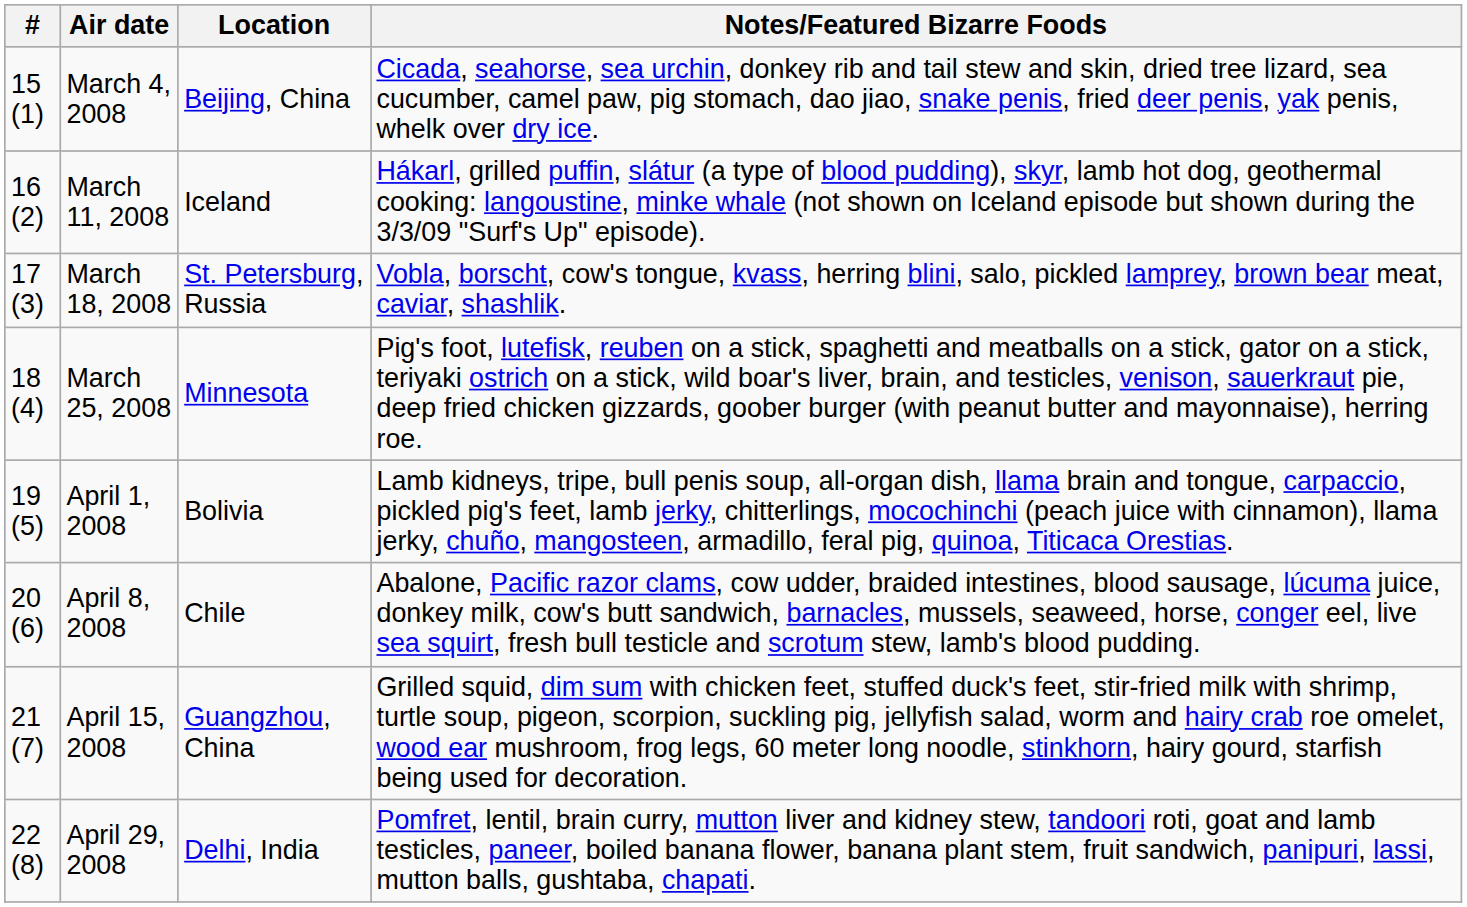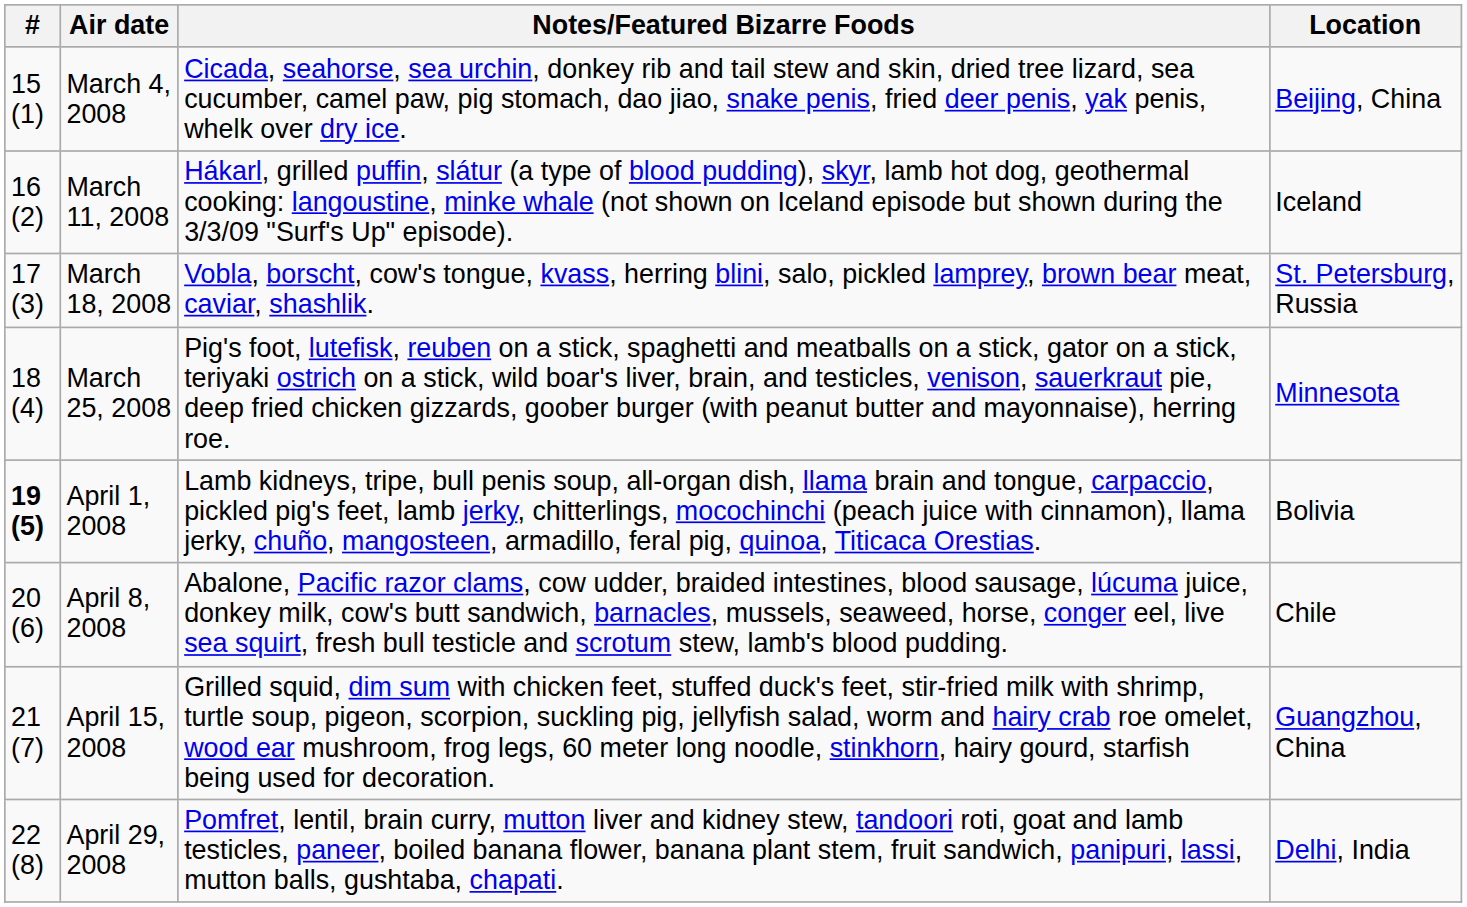columns swapped: (274, 25) <-> (916, 25)
(27, 511) normal -> (27, 511) bold
